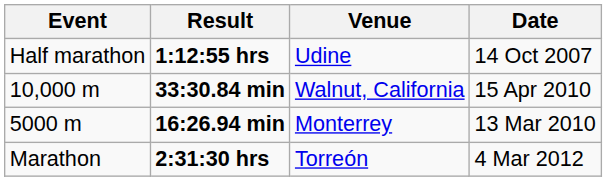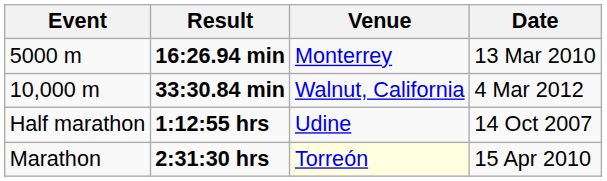rows swapped: (46, 124) <-> (77, 55)
(533, 90) 15 Apr 2010 -> (529, 90) 4 Mar 2012
(332, 158) no background -> (332, 158) lightyellow background
(529, 158) 4 Mar 2012 -> (533, 158) 15 Apr 2010
